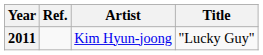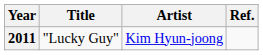columns swapped: (217, 15) <-> (55, 15)
